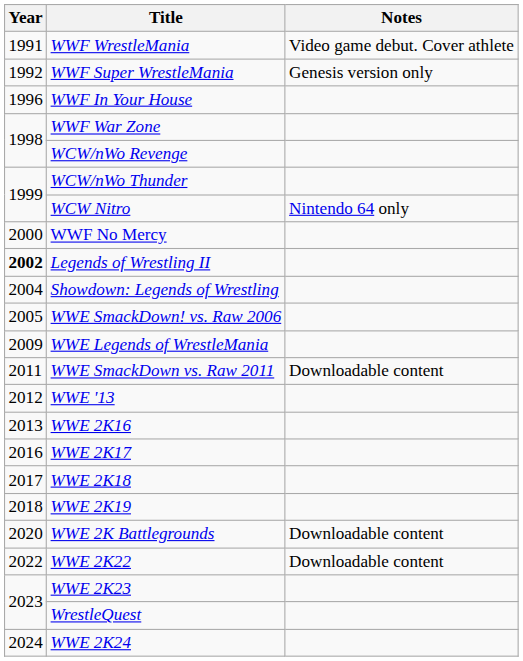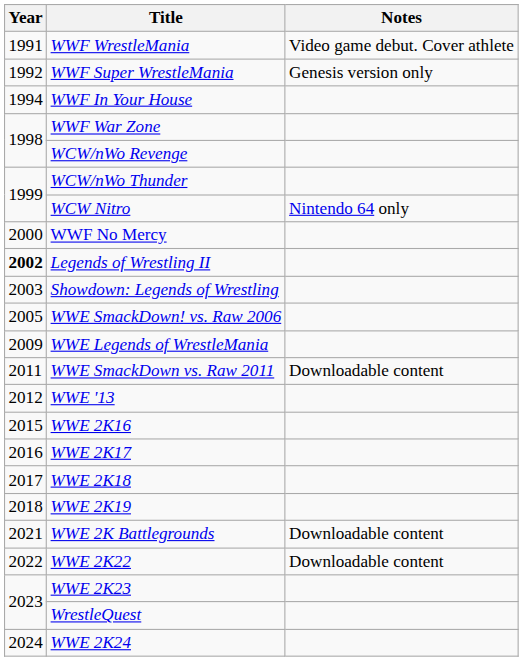(26, 99) 1996 -> (26, 99) 1994
(26, 289) 2004 -> (26, 289) 2003
(26, 425) 2013 -> (26, 425) 2015
(26, 533) 2020 -> (26, 533) 2021
